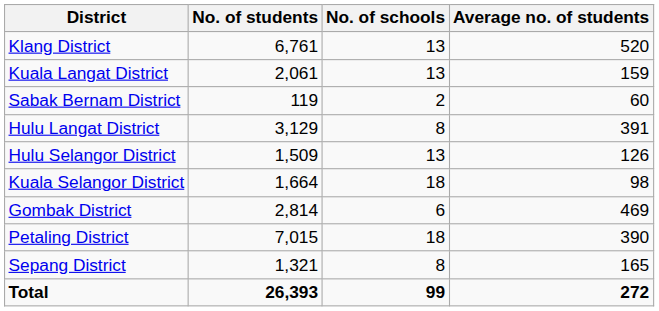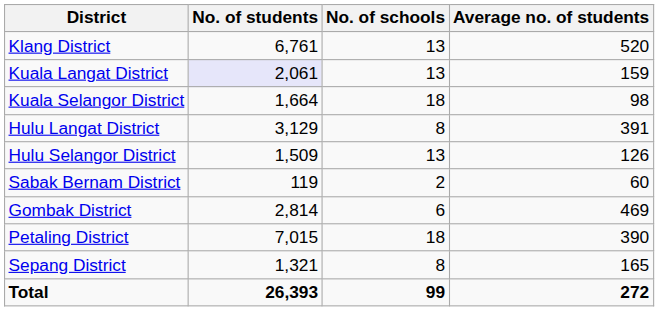(296, 73) no background -> (296, 73) lavender background
rows swapped: (96, 182) <-> (94, 100)
